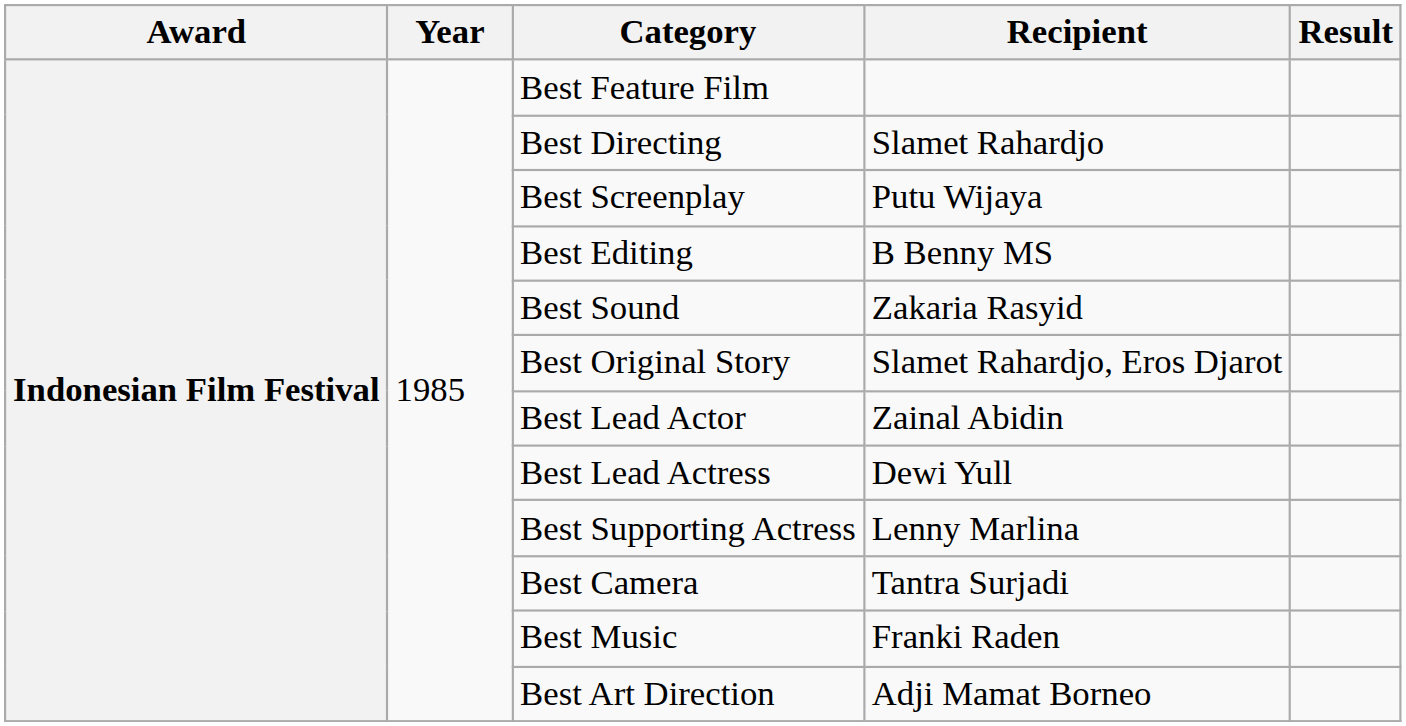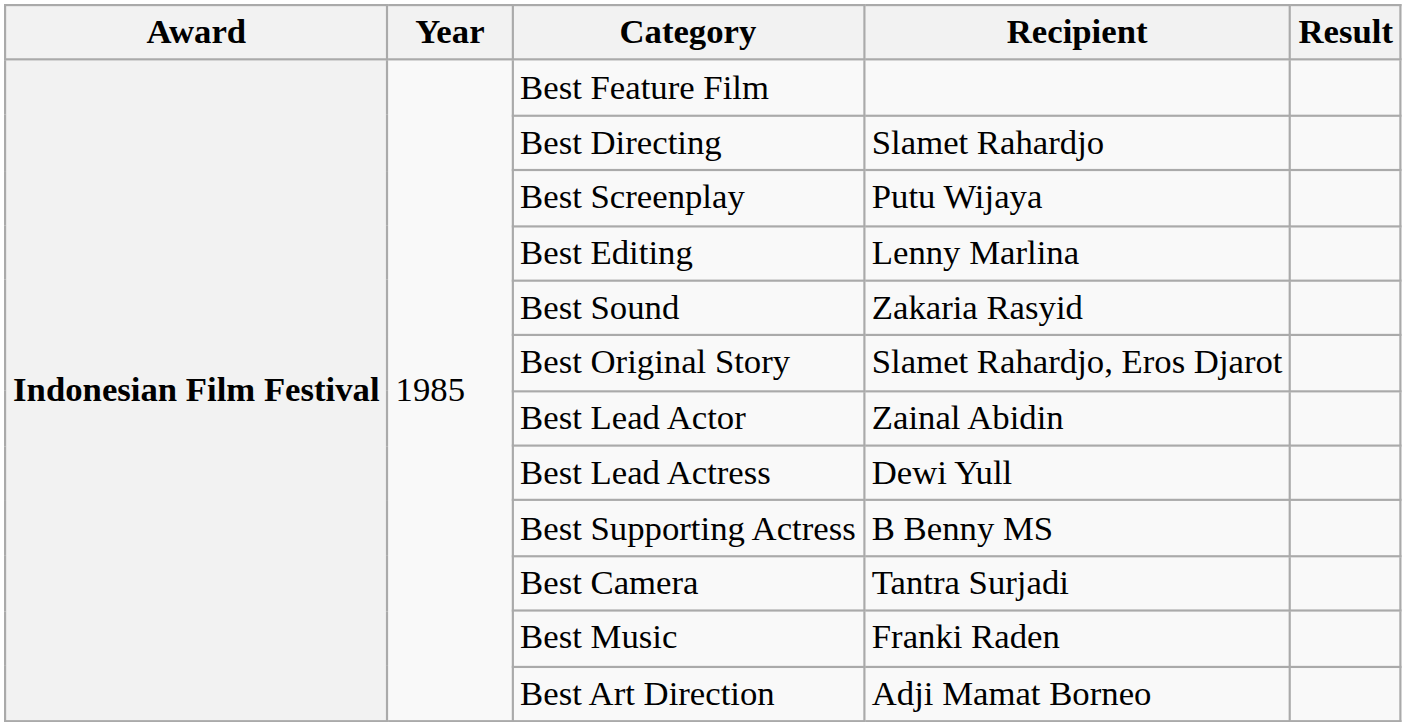(962, 252) B Benny MS -> (975, 252) Lenny Marlina
(975, 527) Lenny Marlina -> (962, 527) B Benny MS
